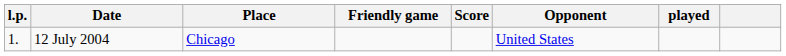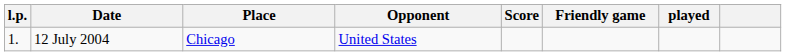columns swapped: (575, 16) <-> (393, 16)
